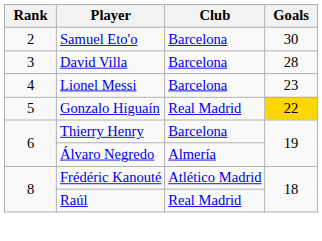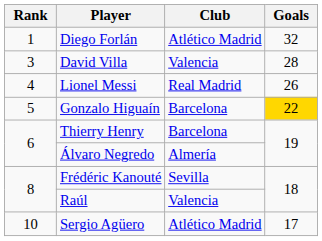+ row: (99, 39)
- row: (99, 39)
(198, 62) Barcelona -> (193, 62) Valencia
(198, 85) Barcelona -> (205, 85) Real Madrid
(291, 85) 23 -> (291, 85) 26
(205, 108) Real Madrid -> (198, 108) Barcelona
(215, 177) Atlético Madrid -> (188, 177) Sevilla
(205, 200) Real Madrid -> (193, 200) Valencia
+ row: (102, 223)
